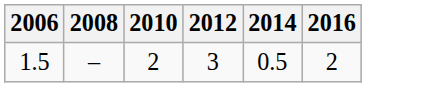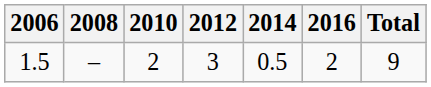+ column: (393, 23)
